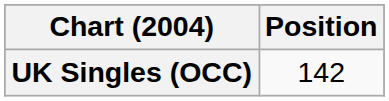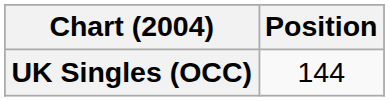(321, 72) 142 -> (321, 72) 144
